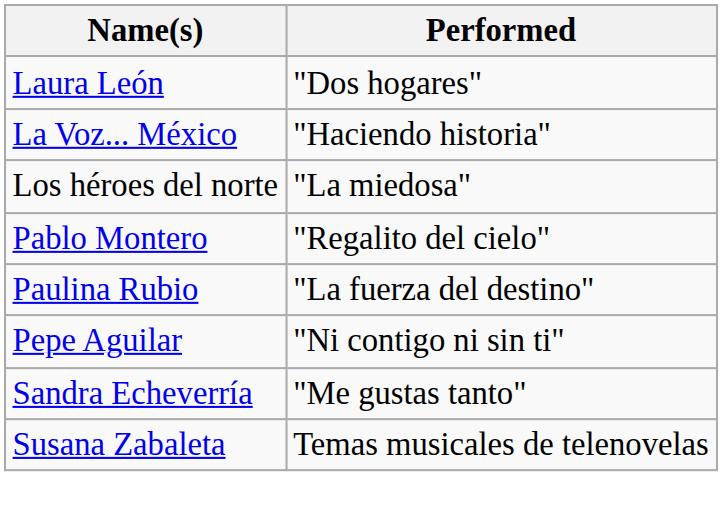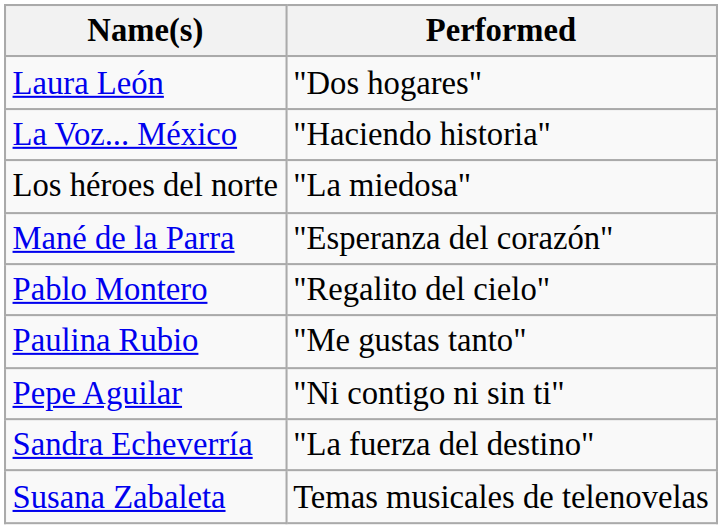+ row: (124, 237)
(444, 289) "La fuerza del destino" -> (410, 340) "Me gustas tanto"
(410, 392) "Me gustas tanto" -> (444, 444) "La fuerza del destino"
